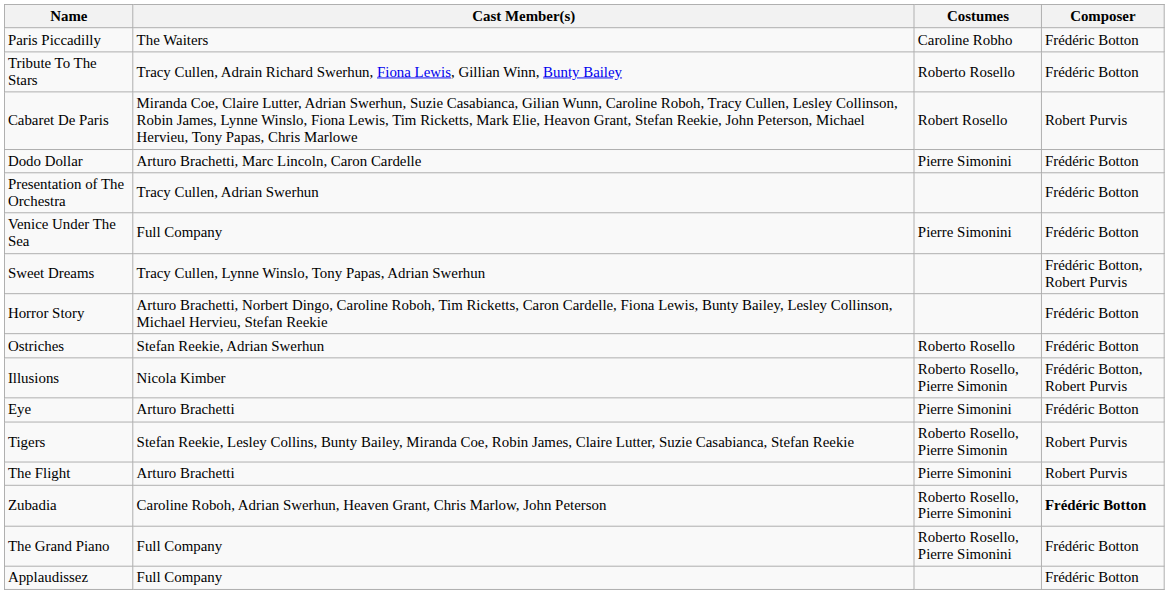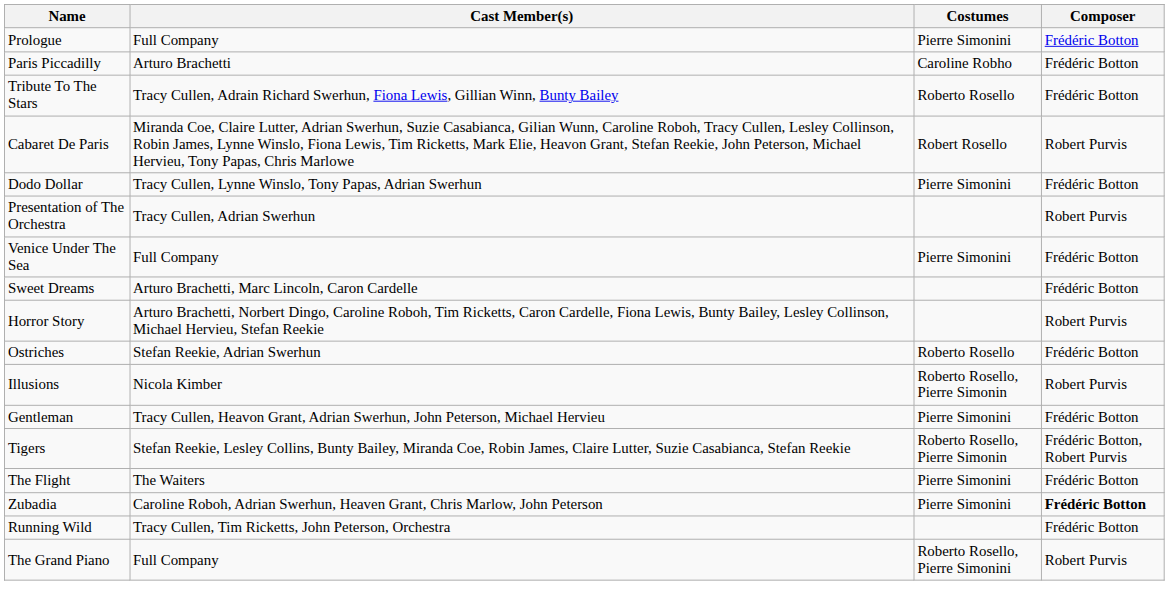+ row: (35, 39)
(172, 39) The Waiters -> (182, 63) Arturo Brachetti
(279, 160) Arturo Brachetti, Marc Lincoln, Caron Cardelle -> (307, 184) Tracy Cullen, Lynne Winslo, Tony Papas, Adrian Swerhun
(1092, 192) Frédéric Botton -> (1086, 216) Robert Purvis
(311, 273) Tracy Cullen, Lynne Winslo, Tony Papas, Adrian Swerhun -> (275, 288) Arturo Brachetti, Marc Lincoln, Caron Cardelle
(1094, 273) Frédéric Botton, Robert Purvis -> (1092, 288) Frédéric Botton
(1092, 313) Frédéric Botton -> (1086, 320) Robert Purvis
(1094, 377) Frédéric Botton, Robert Purvis -> (1086, 384) Robert Purvis
- row: (19, 409)
+ row: (41, 416)
(1086, 441) Robert Purvis -> (1093, 448) Frédéric Botton, Robert Purvis
(186, 473) Arturo Brachetti -> (169, 480) The Waiters
(1086, 473) Robert Purvis -> (1092, 480) Frédéric Botton
(968, 505) Roberto Rosello, Pierre Simonini -> (964, 504) Pierre Simonini
+ row: (50, 527)
(1092, 546) Frédéric Botton -> (1086, 559) Robert Purvis
- row: (48, 578)
